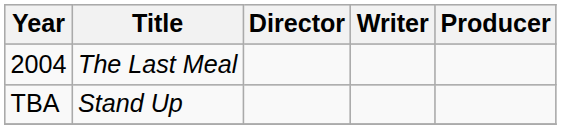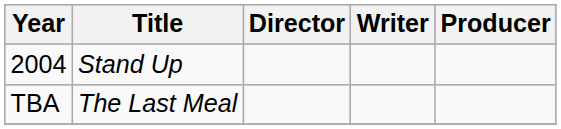(158, 64) The Last Meal -> (130, 64) Stand Up
(130, 104) Stand Up -> (158, 104) The Last Meal
